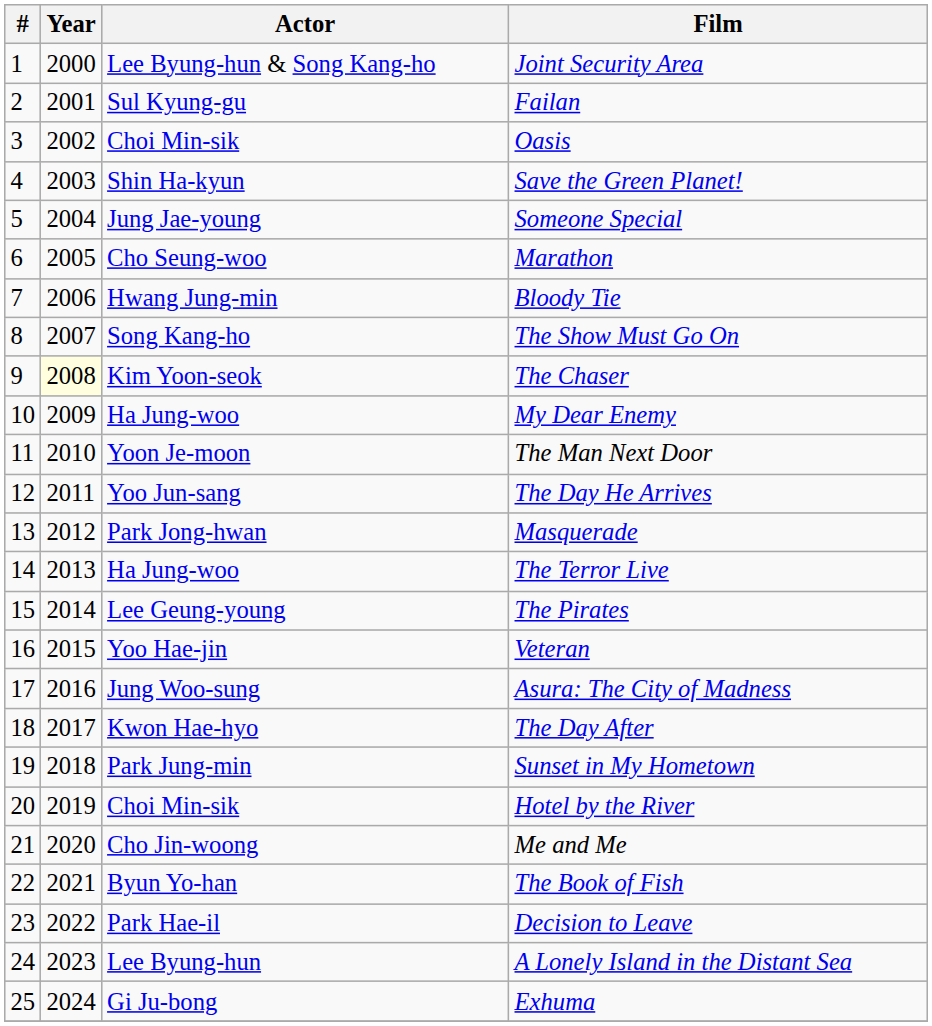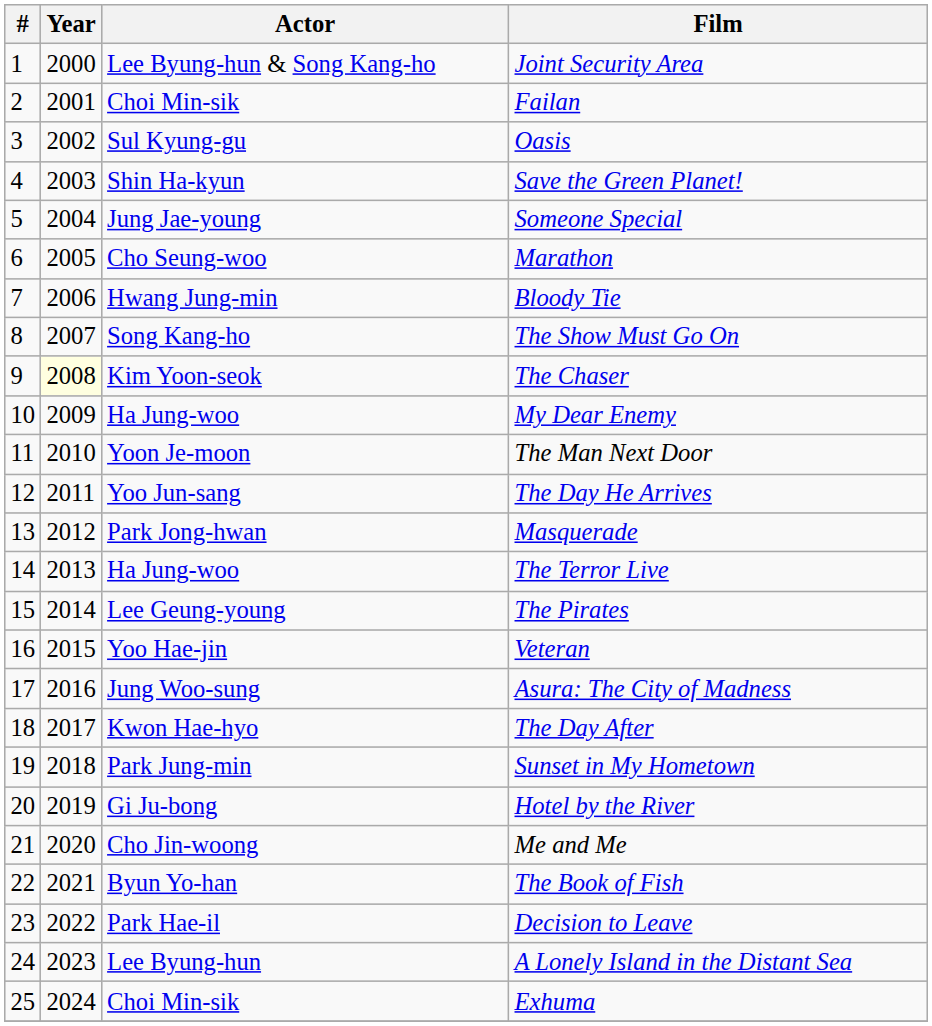(177, 102) Sul Kyung-gu -> (173, 102) Choi Min-sik
(173, 141) Choi Min-sik -> (177, 141) Sul Kyung-gu
(173, 805) Choi Min-sik -> (162, 805) Gi Ju-bong
(162, 1000) Gi Ju-bong -> (173, 1000) Choi Min-sik
